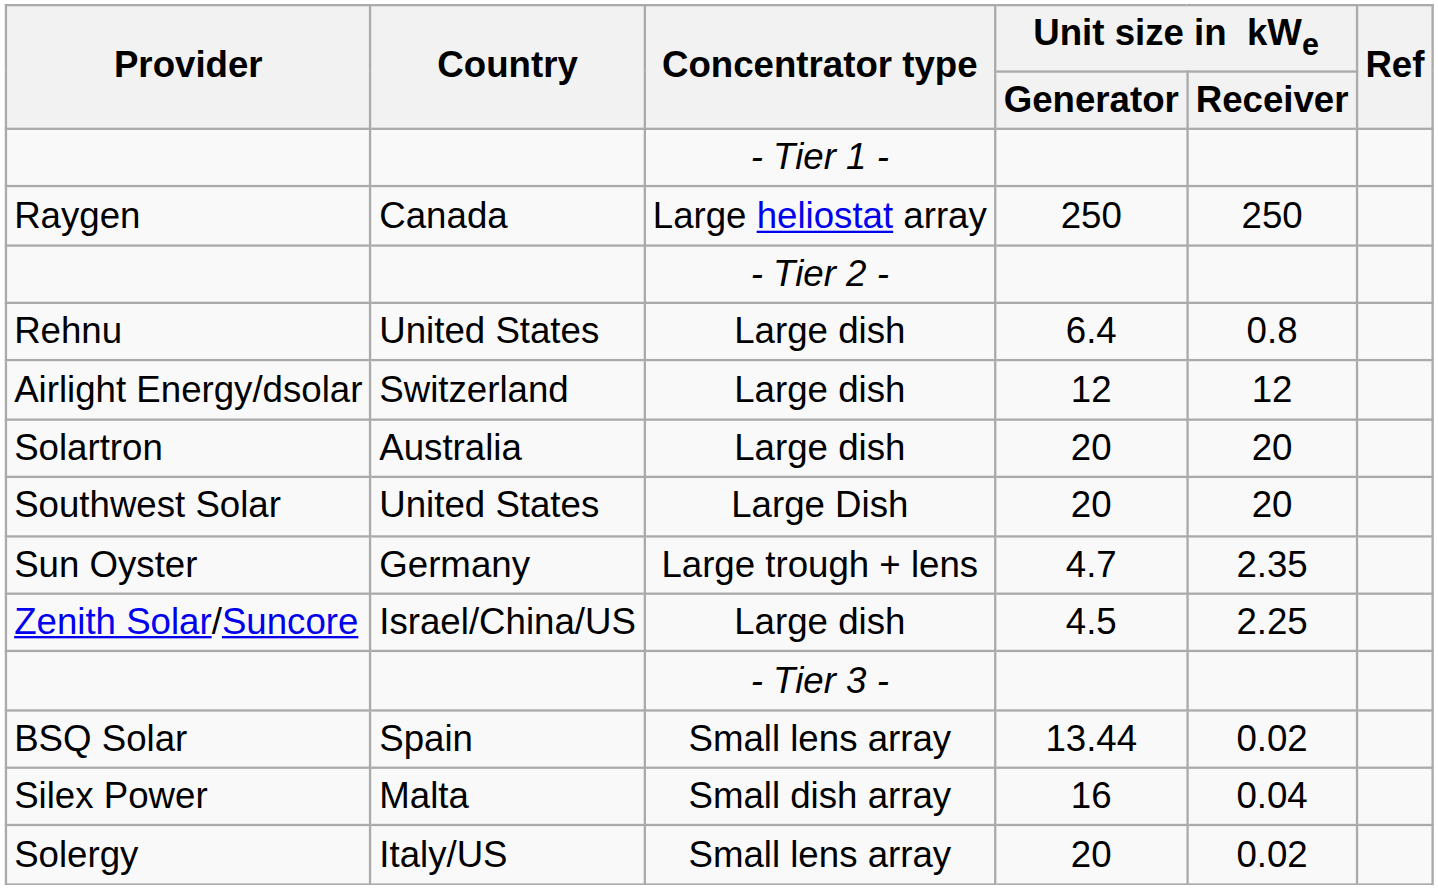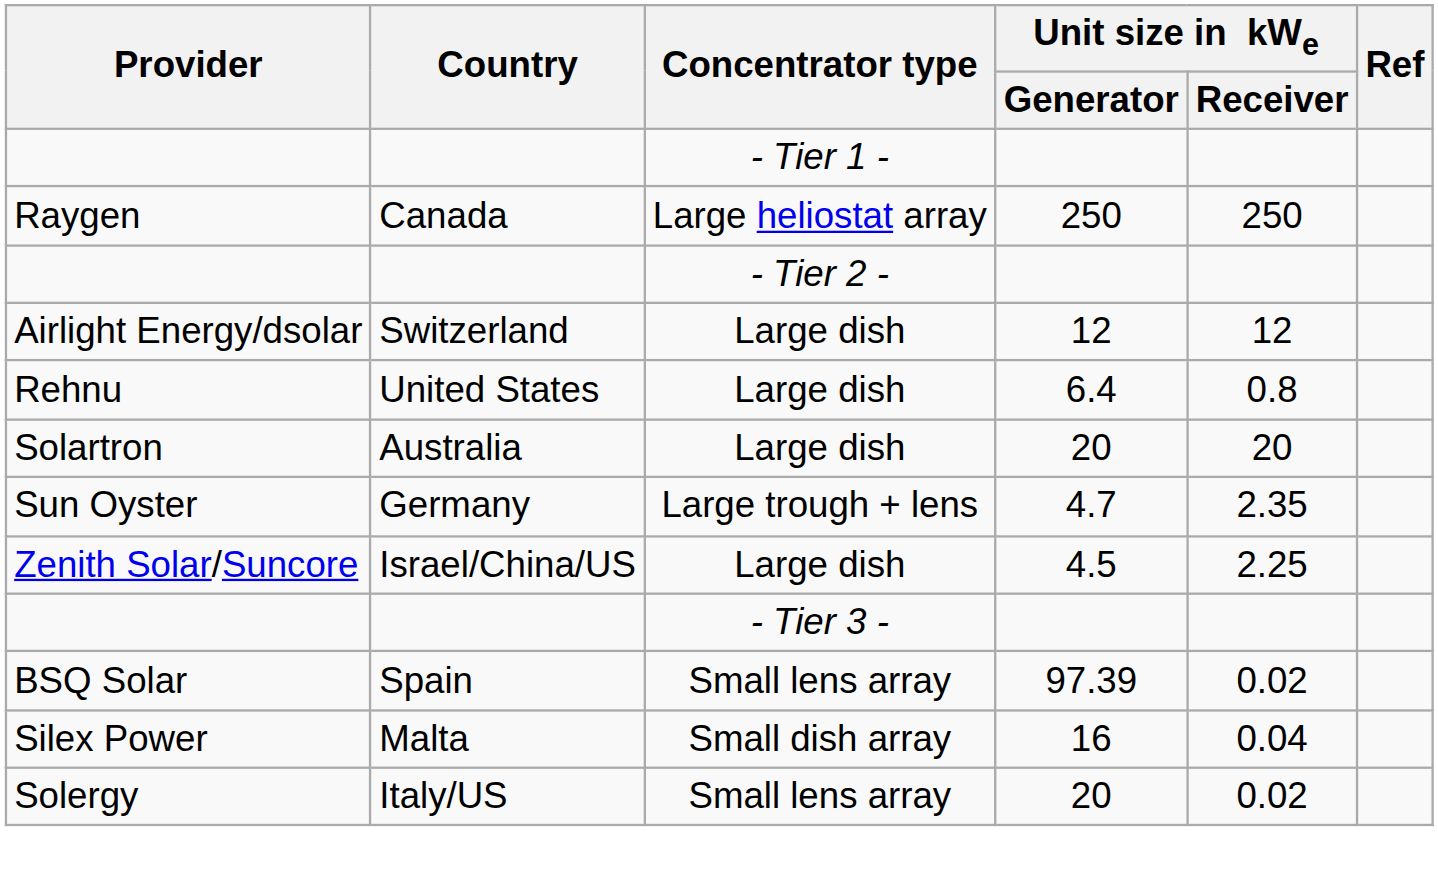rows swapped: (188, 389) <-> (68, 331)
- row: (148, 505)
(1091, 738) 13.44 -> (1091, 680) 97.39
